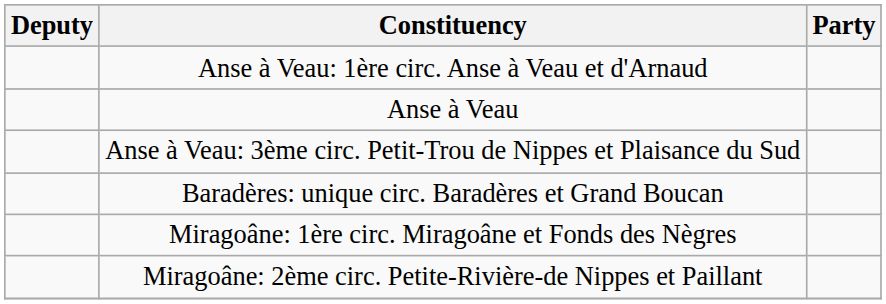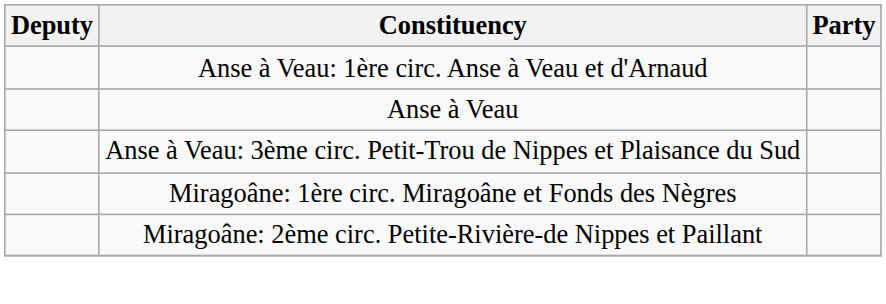- row: (453, 192)
